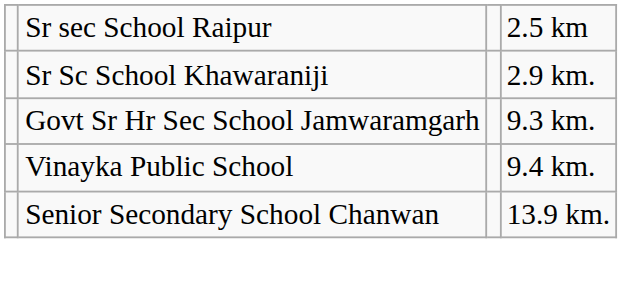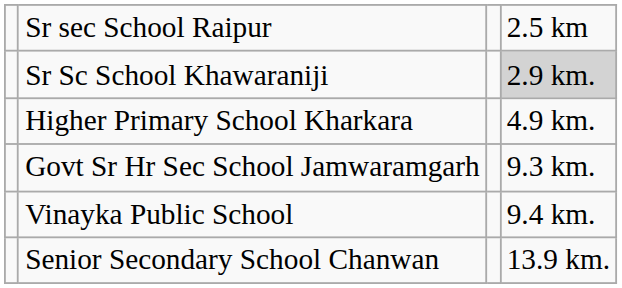(551, 74) no background -> (551, 74) lightgrey background
+ row: (219, 120)
